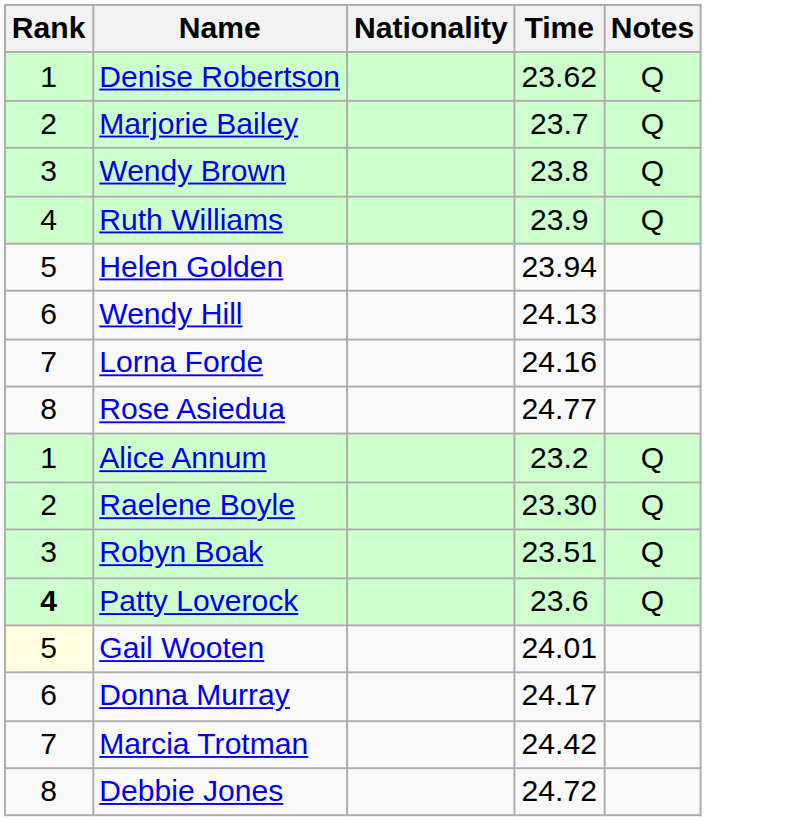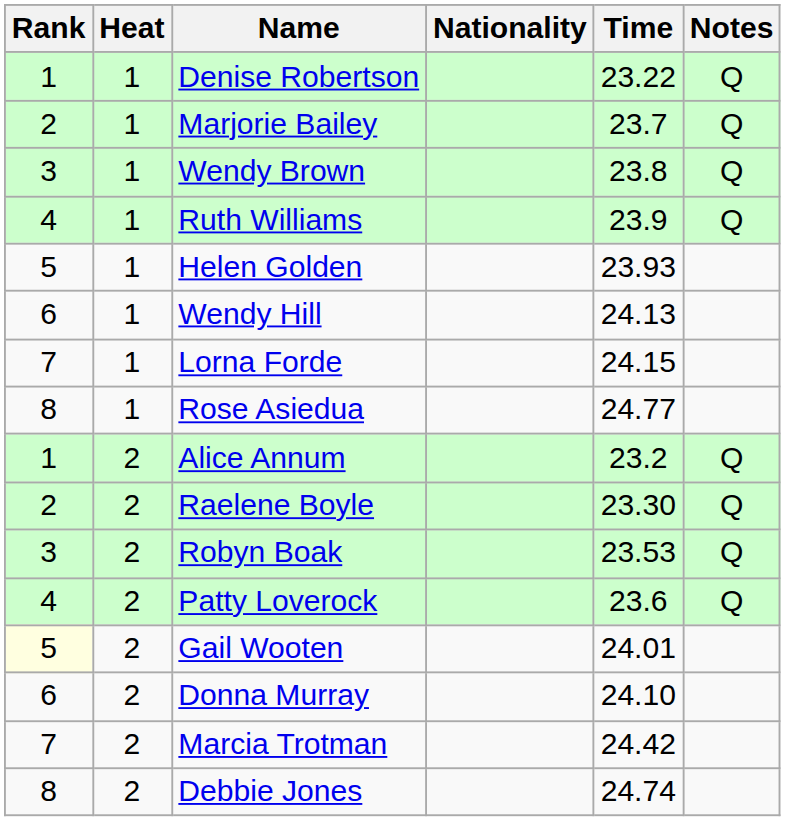+ column: (132, 28)
(559, 76) 23.62 -> (638, 76) 23.22
(559, 266) 23.94 -> (638, 266) 23.93
(559, 362) 24.16 -> (638, 362) 24.15
(559, 553) 23.51 -> (638, 553) 23.53
(49, 600) bold -> (49, 600) normal
(559, 696) 24.17 -> (638, 696) 24.10
(559, 791) 24.72 -> (638, 791) 24.74
